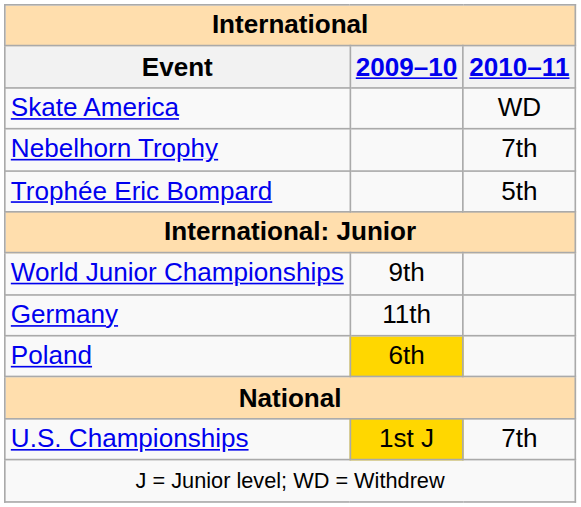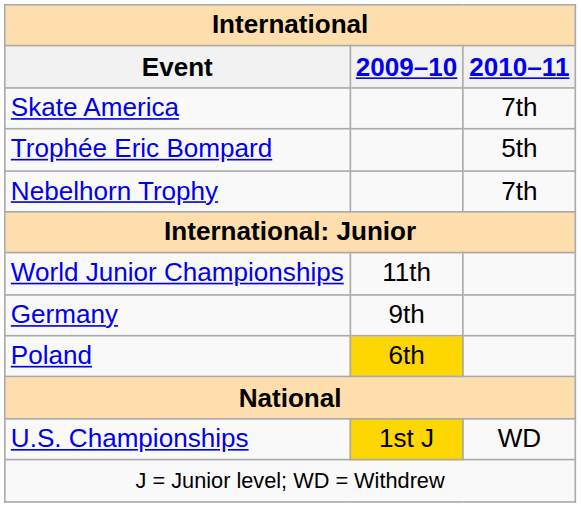(519, 107) WD -> (519, 107) 7th
rows swapped: (142, 190) <-> (114, 149)
(407, 273) 9th -> (407, 273) 11th
(407, 314) 11th -> (407, 314) 9th
(519, 438) 7th -> (519, 438) WD
